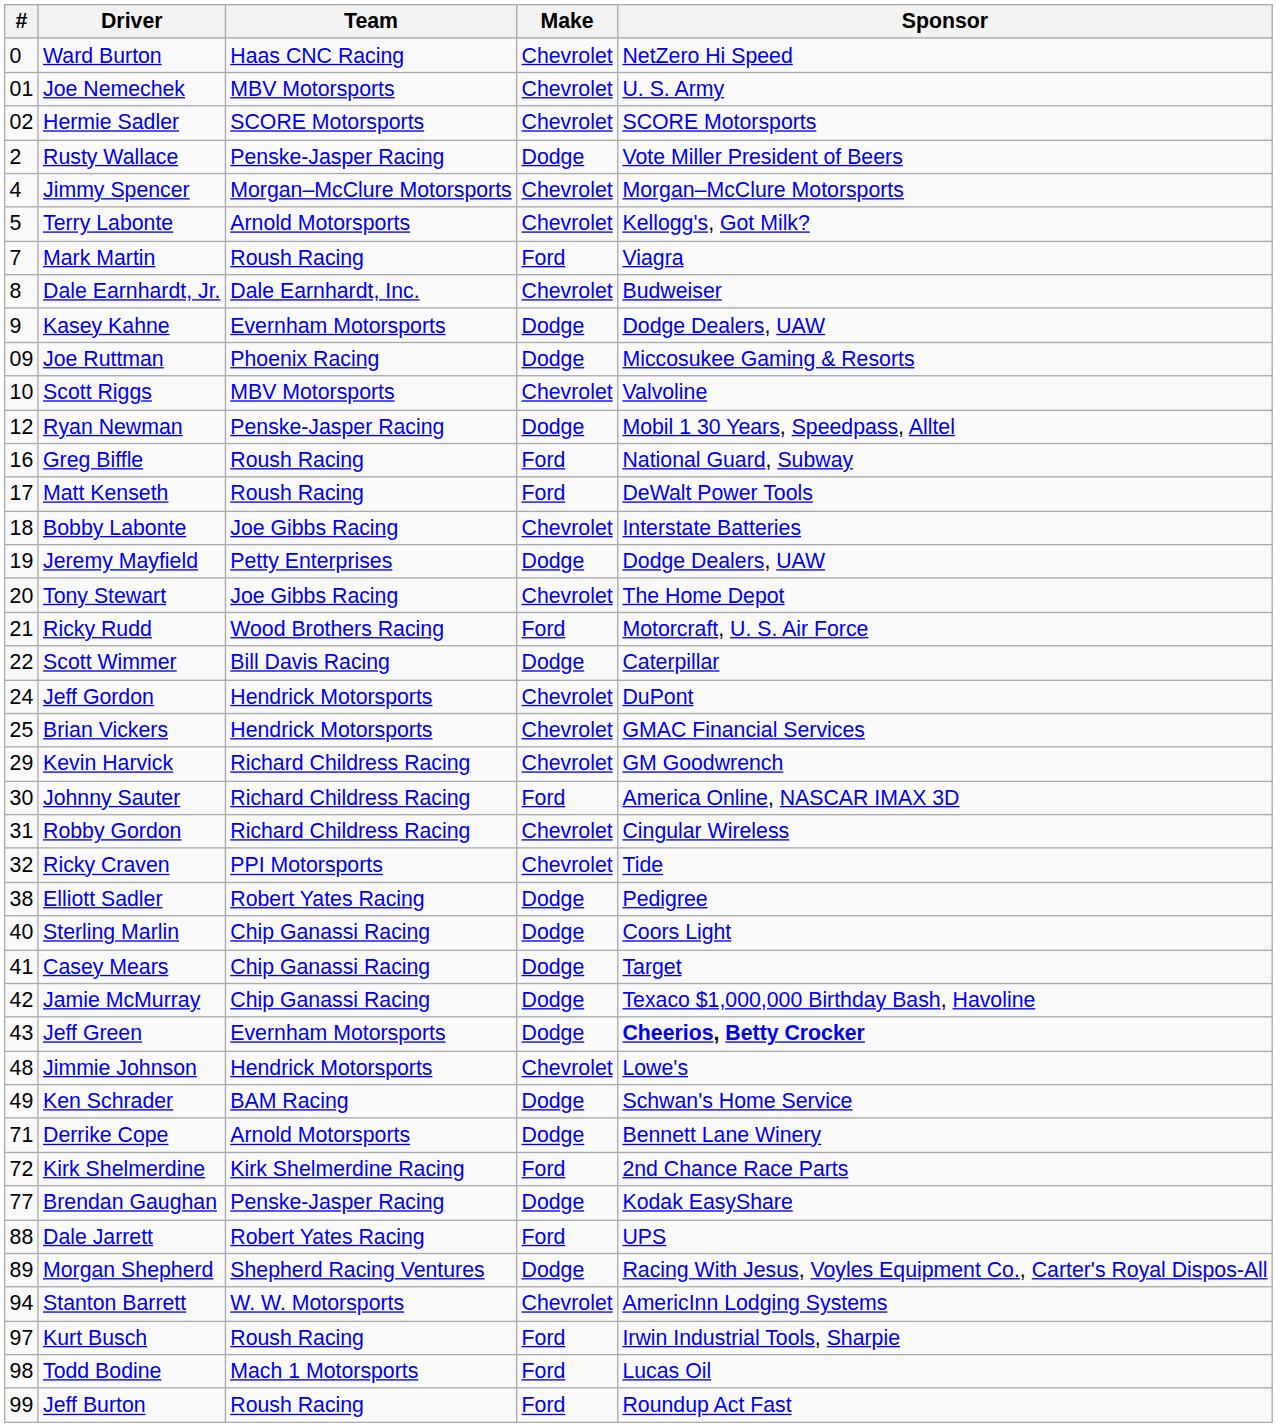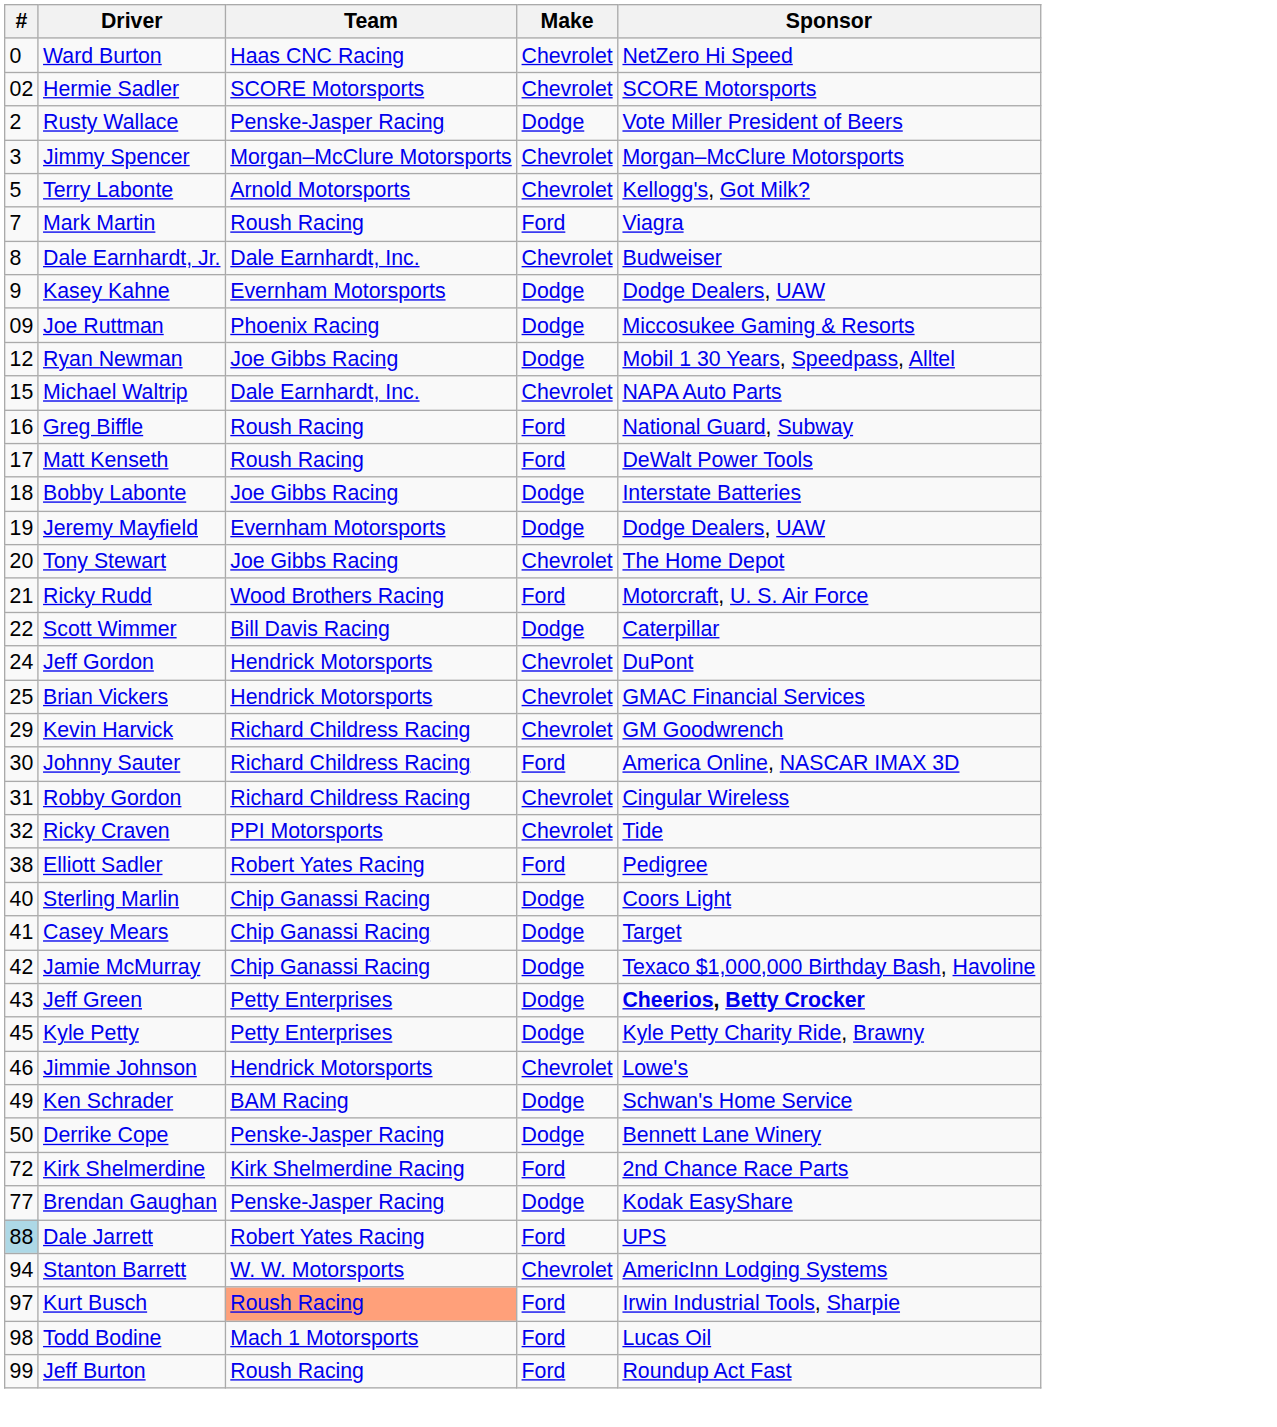- row: (114, 88)
(15, 190) 4 -> (15, 156) 3
- row: (97, 392)
(337, 426) Penske-Jasper Racing -> (314, 358) Joe Gibbs Racing
+ row: (115, 392)
(567, 527) Chevrolet -> (553, 493) Dodge
(311, 561) Petty Enterprises -> (338, 527) Evernham Motorsports
(553, 898) Dodge -> (543, 865) Ford
(338, 1033) Evernham Motorsports -> (311, 1000) Petty Enterprises
+ row: (91, 1033)
(21, 1067) 48 -> (21, 1067) 46
(21, 1135) 71 -> (21, 1135) 50
(320, 1135) Arnold Motorsports -> (337, 1135) Penske-Jasper Racing
(21, 1236) no background -> (21, 1236) lightblue background
- row: (128, 1270)
(297, 1337) no background -> (297, 1303) lightsalmon background
